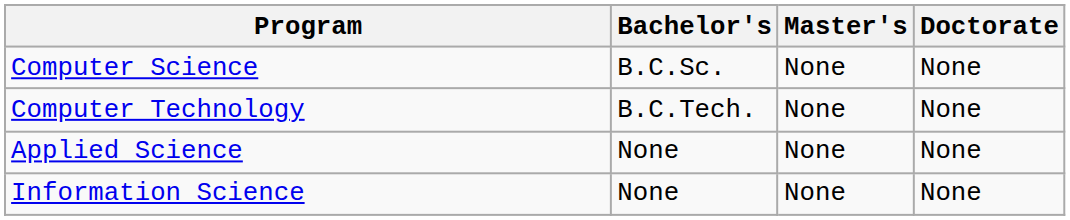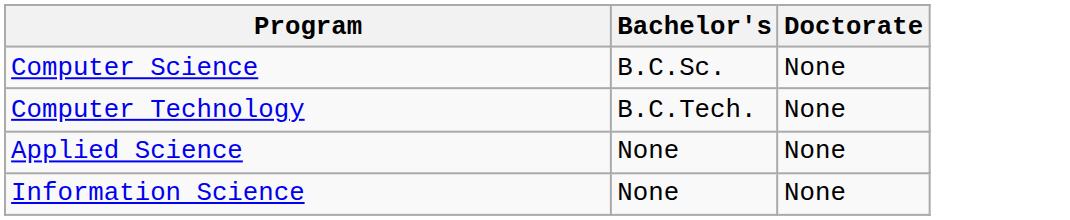- column: (846, 26)
